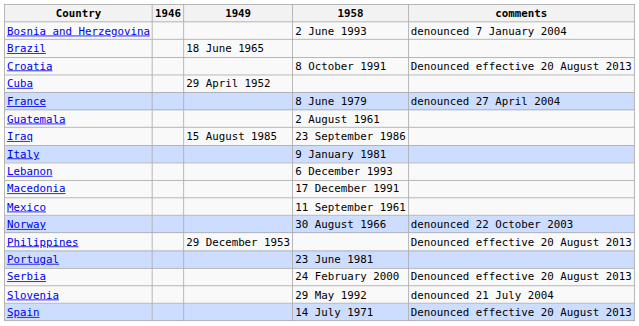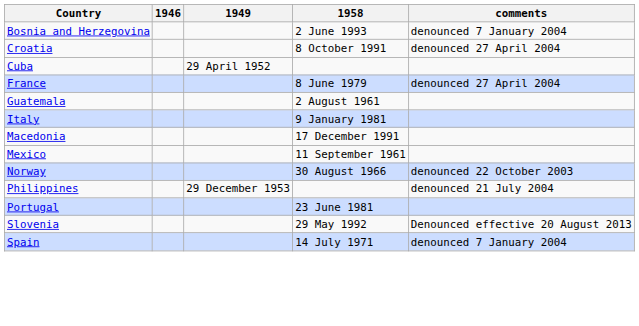- row: (26, 48)
(521, 66) Denounced effective 20 August 2013 -> (486, 48) denounced 27 April 2004
- row: (20, 136)
- row: (30, 171)
(521, 242) Denounced effective 20 August 2013 -> (482, 189) denounced 21 July 2004
- row: (26, 277)
(482, 295) denounced 21 July 2004 -> (521, 224) Denounced effective 20 August 2013
(521, 312) Denounced effective 20 August 2013 -> (489, 242) denounced 7 January 2004
